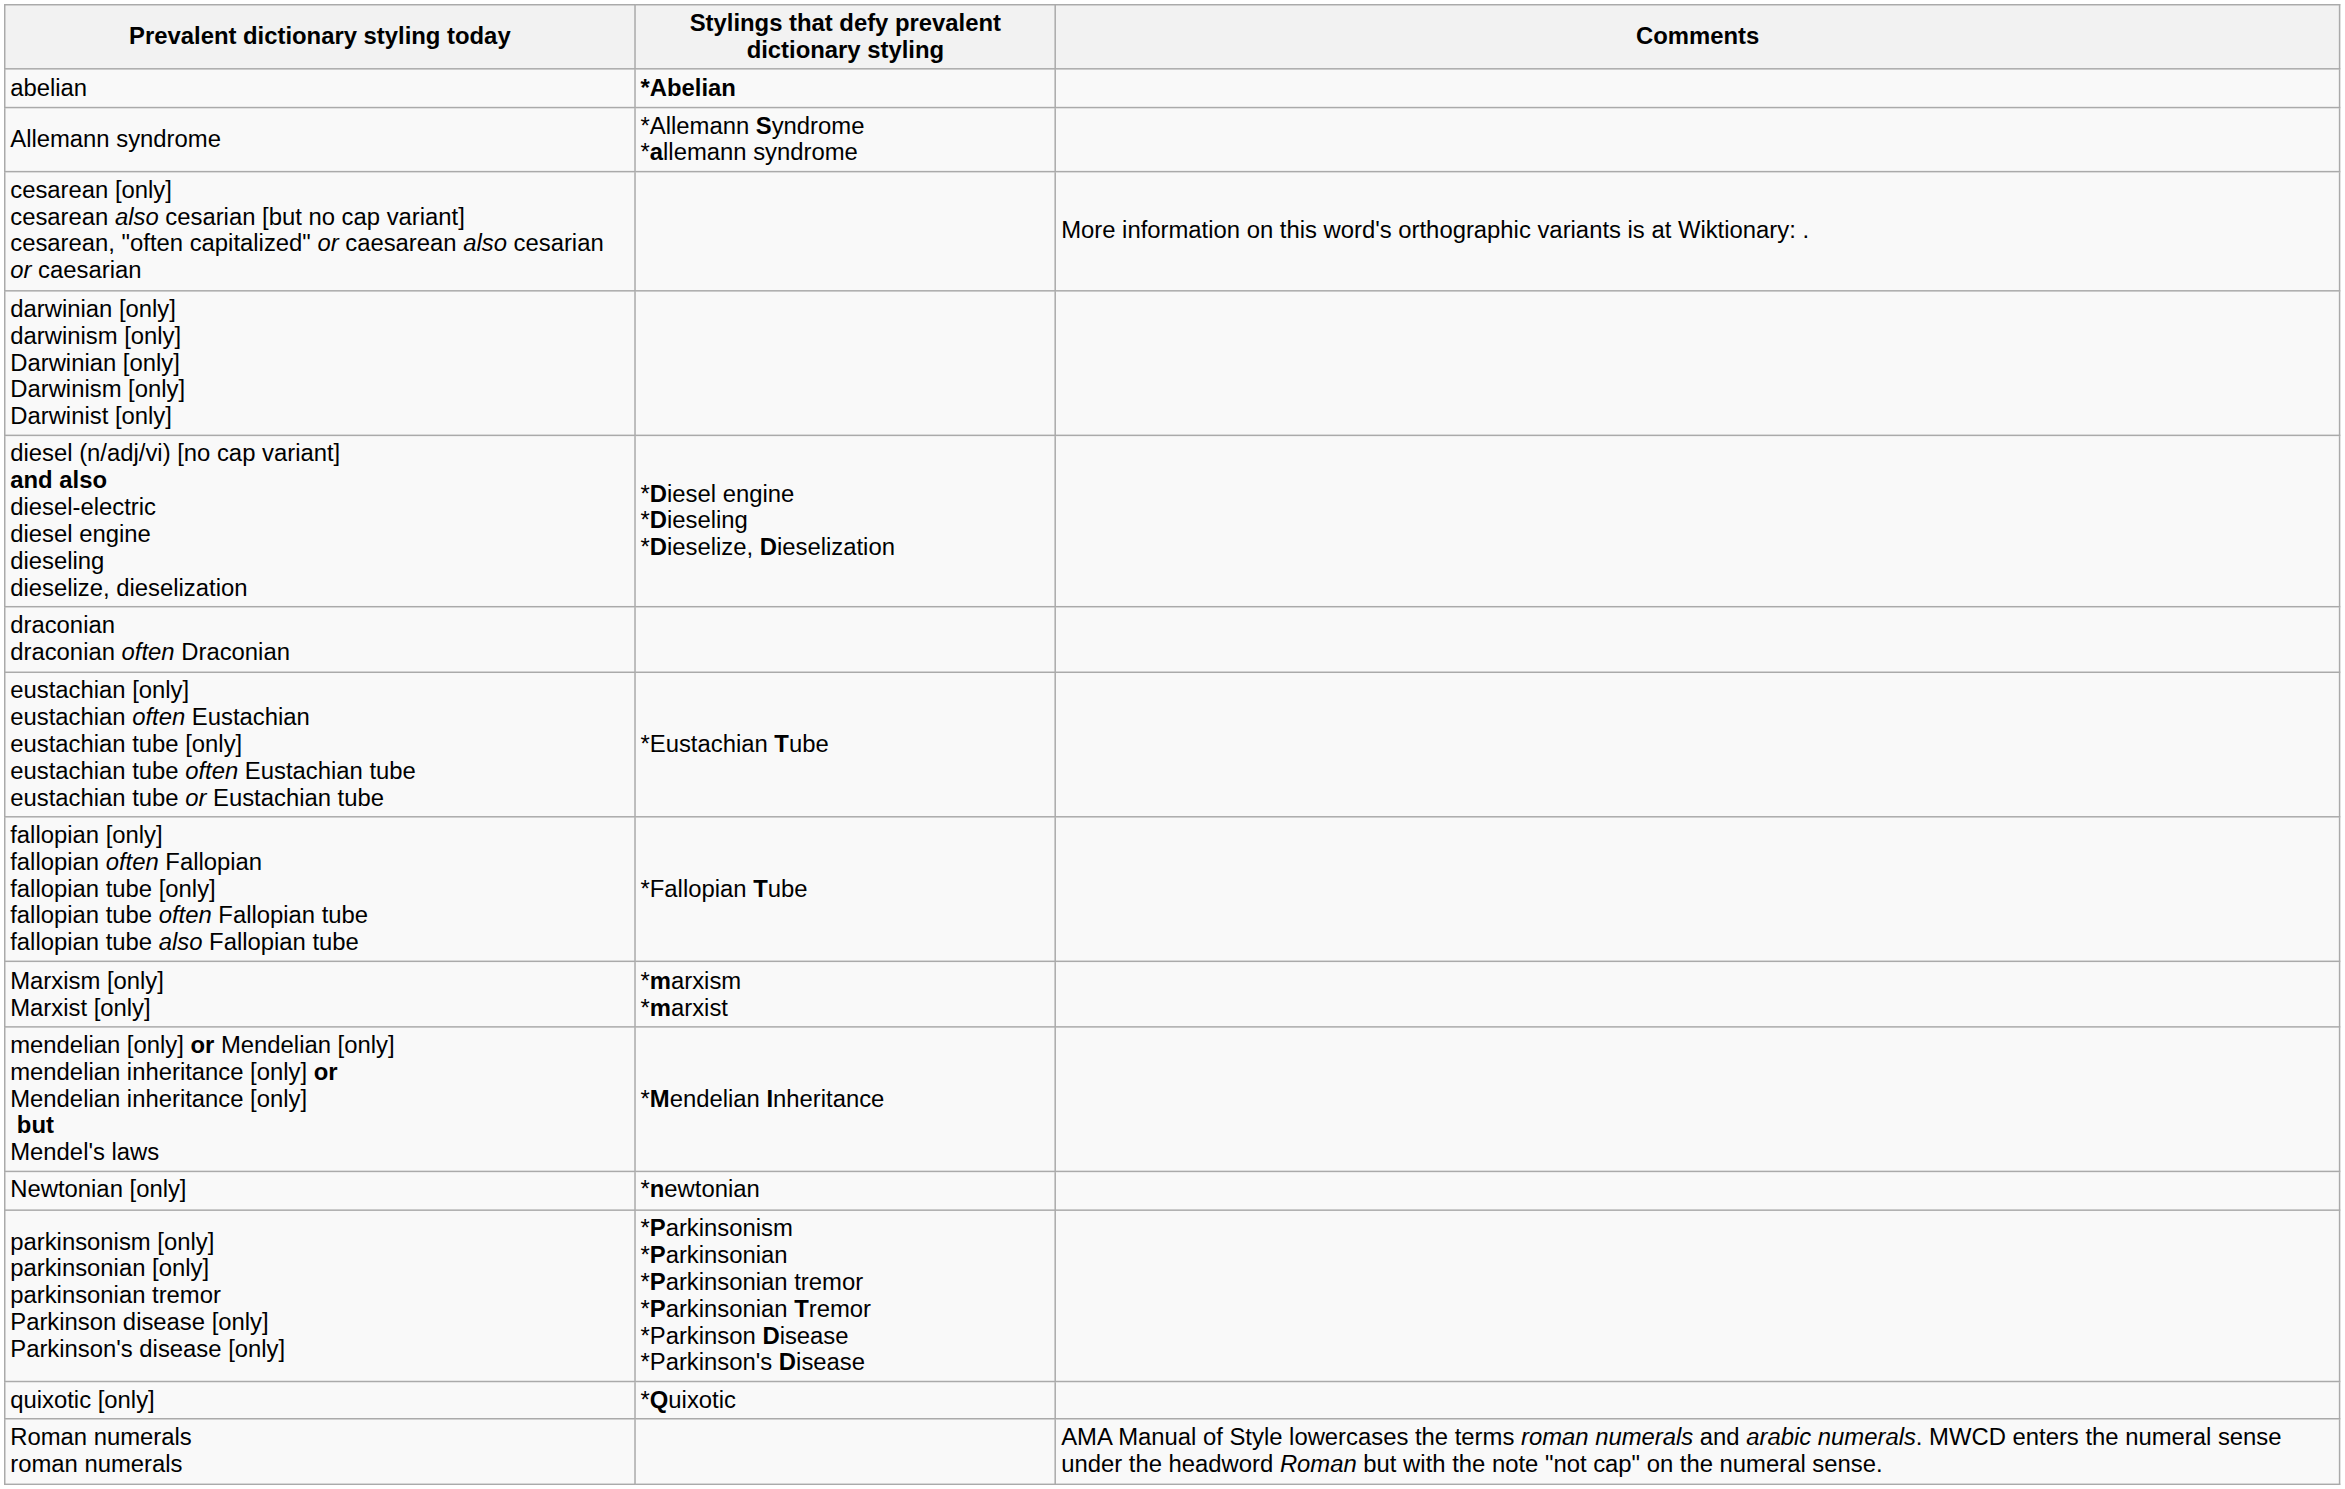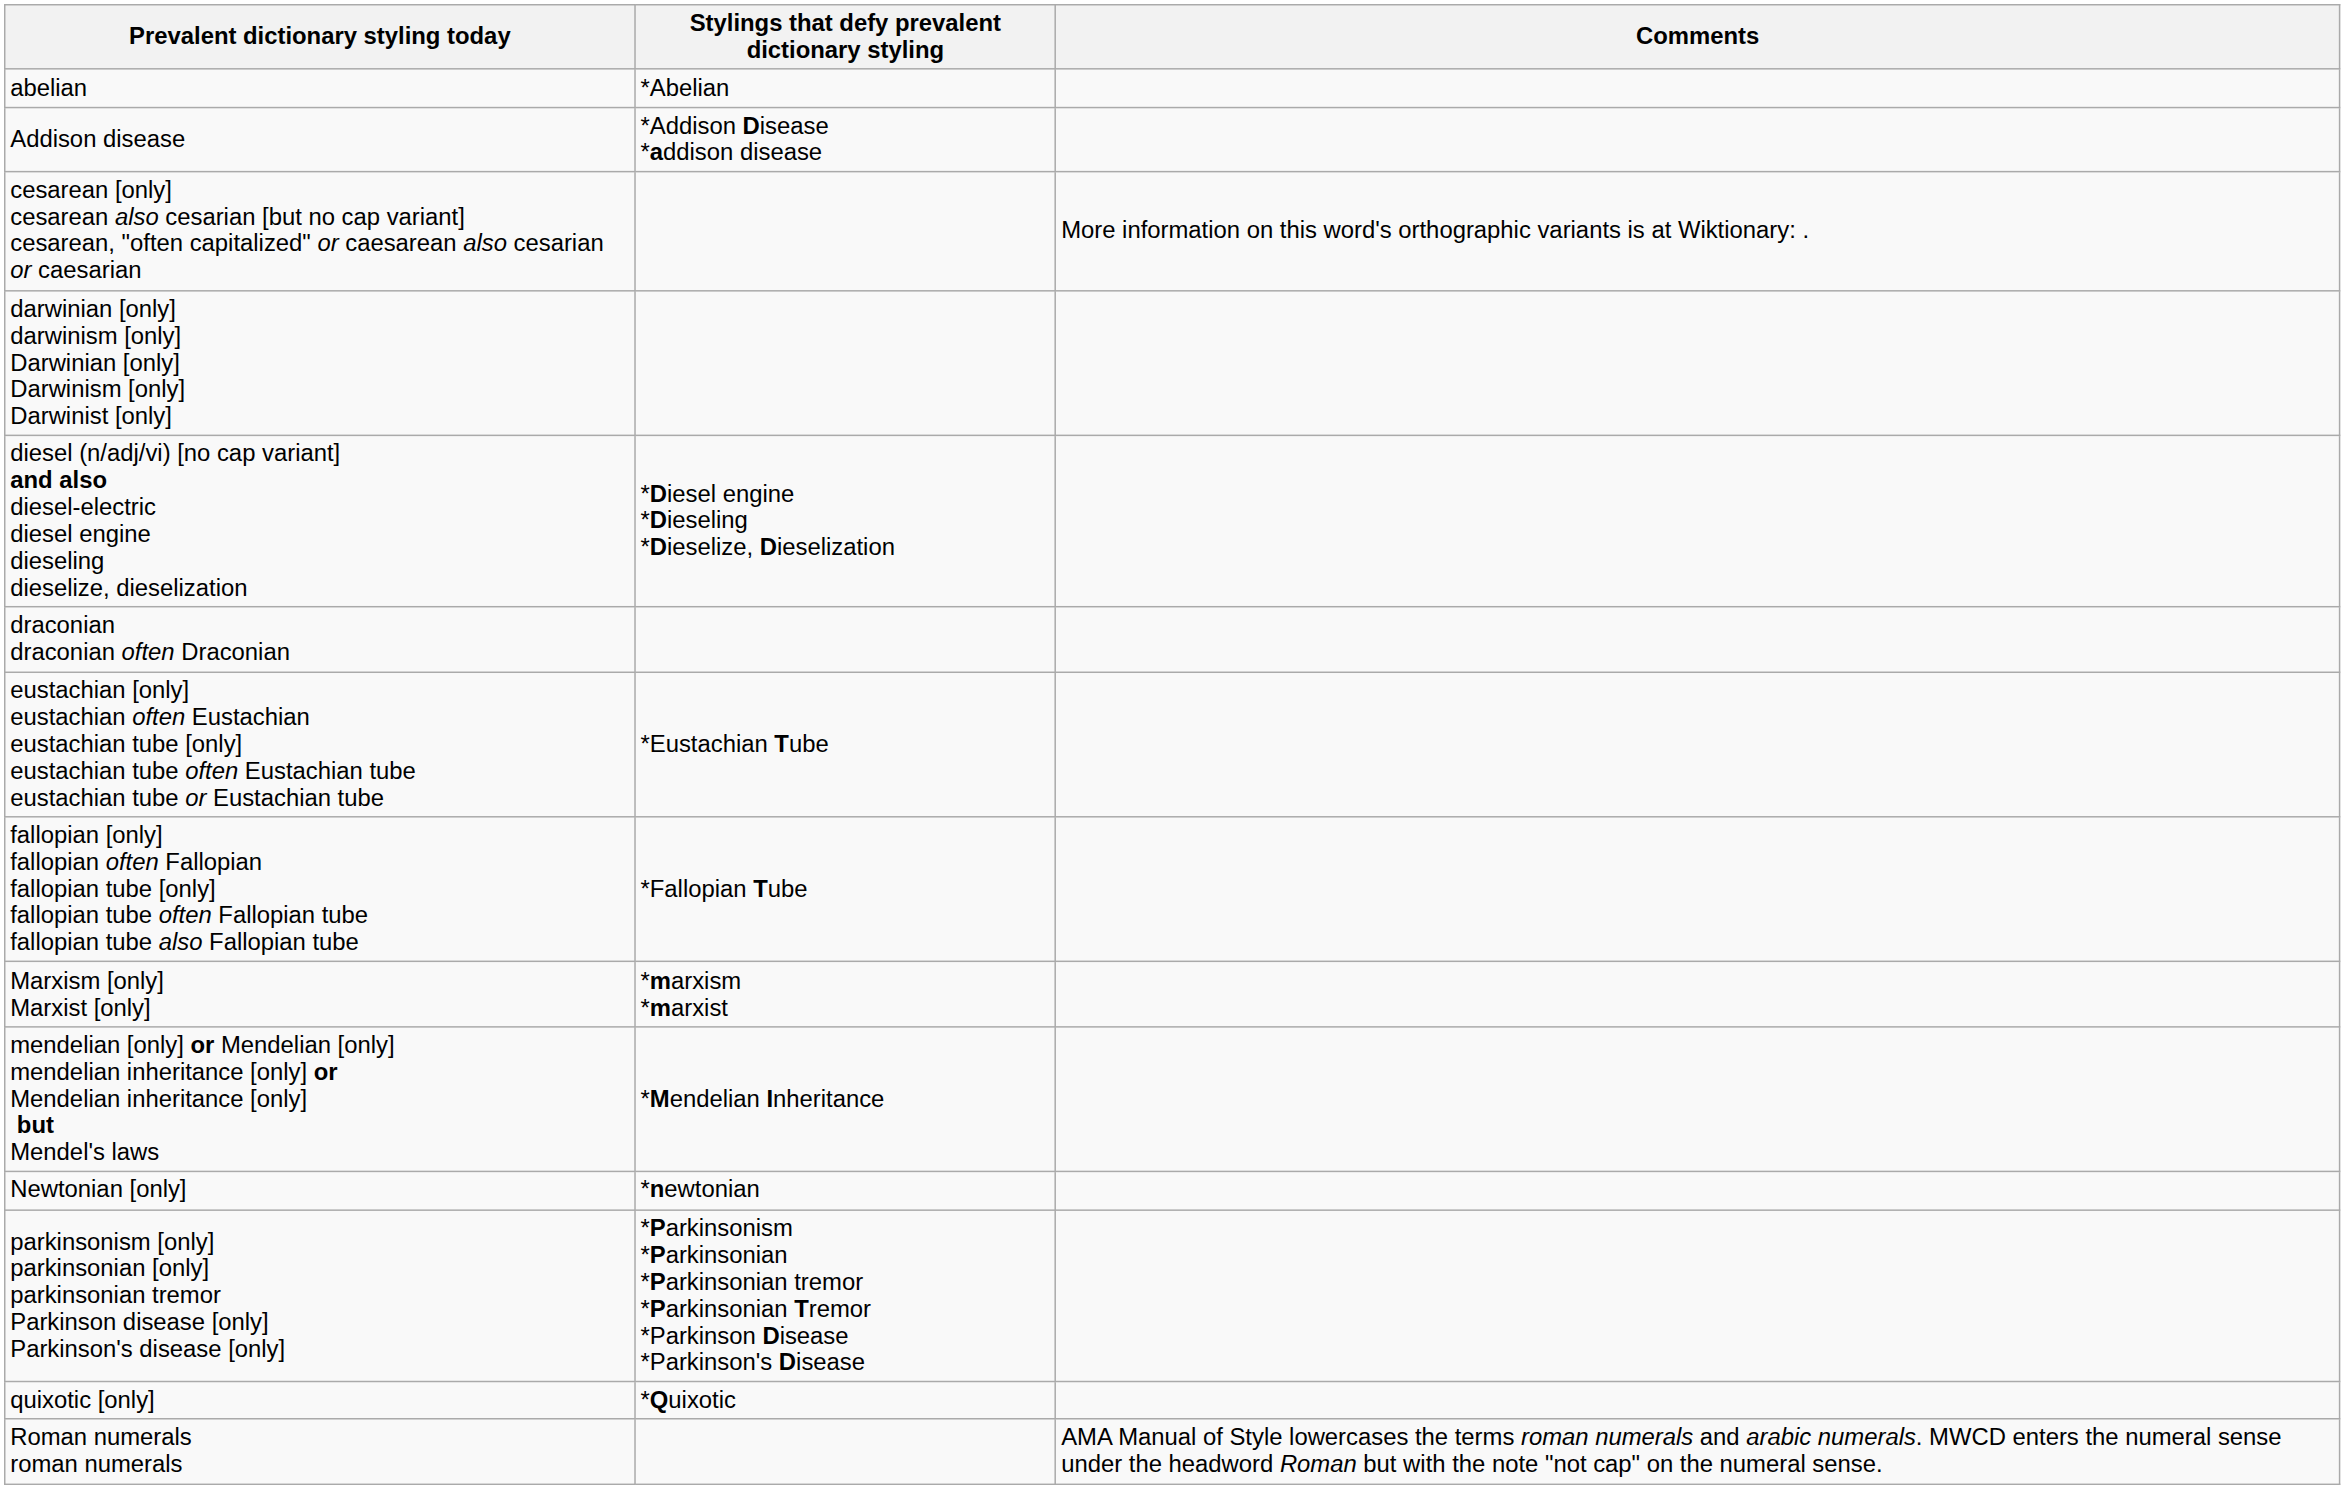(688, 88) bold -> (685, 88) normal
+ row: (98, 139)
- row: (116, 139)
